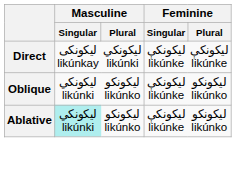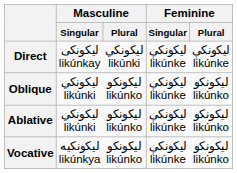(78, 121) paleturquoise background -> (80, 121) no background
+ row: (30, 152)
